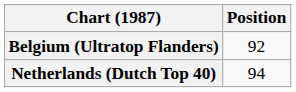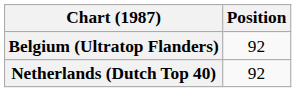(256, 73) 94 -> (256, 73) 92
